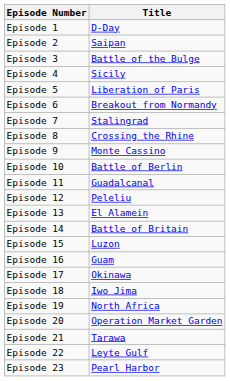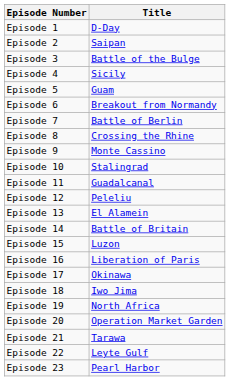(145, 89) Liberation of Paris -> (103, 89) Guam
(120, 120) Stalingrad -> (137, 120) Battle of Berlin
(137, 167) Battle of Berlin -> (120, 167) Stalingrad
(103, 260) Guam -> (145, 260) Liberation of Paris
